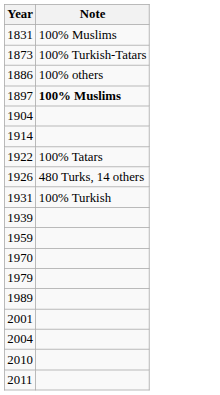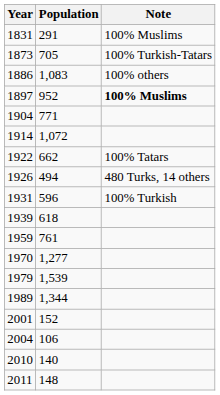+ column: (69, 14)
